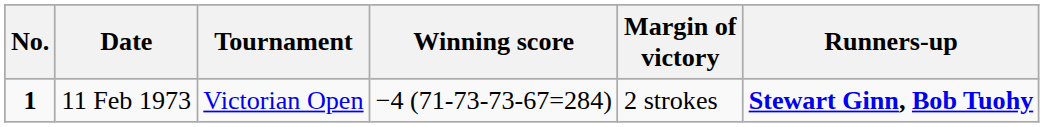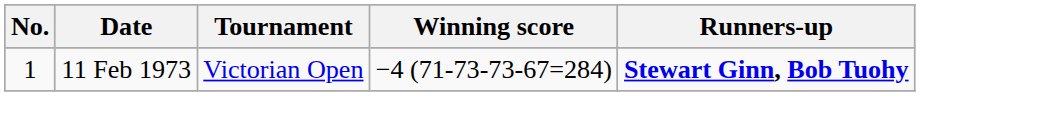- column: (680, 41)
(30, 100) bold -> (30, 69) normal
